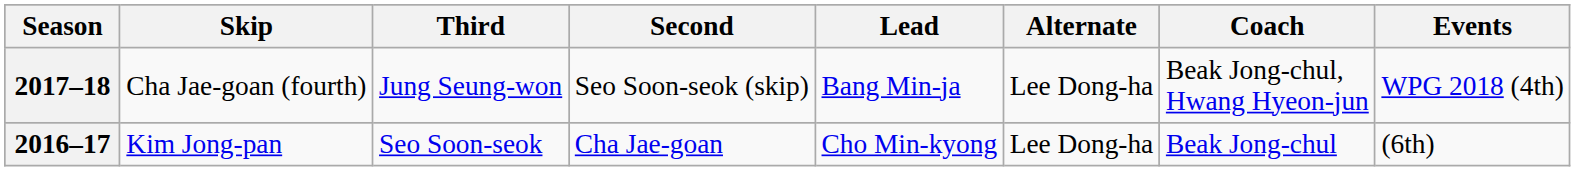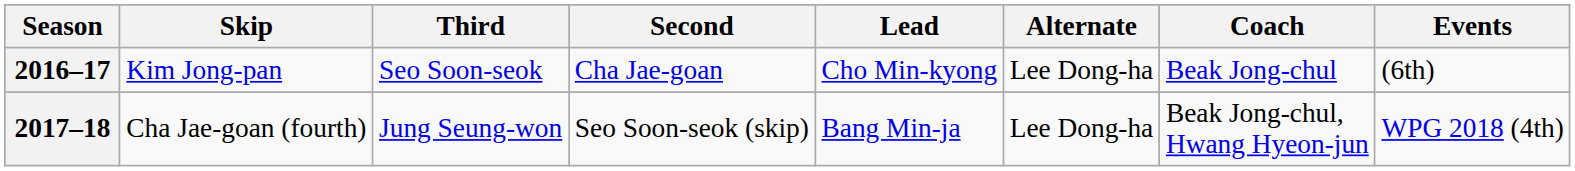rows swapped: (62, 143) <-> (62, 84)
